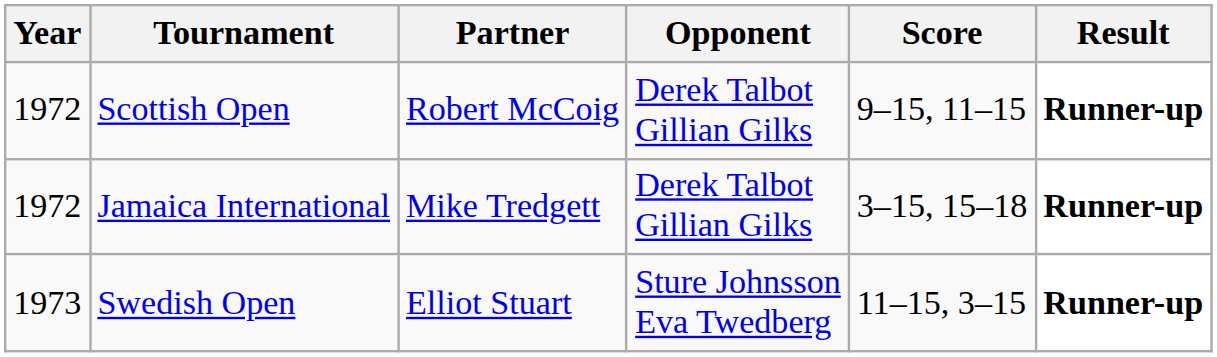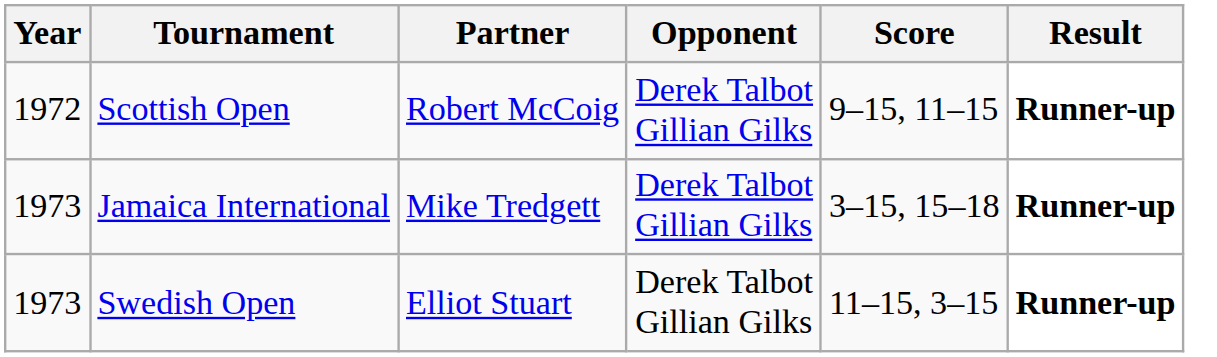(47, 206) 1972 -> (47, 206) 1973
(738, 302) Sture Johnsson Eva Twedberg -> (724, 302) Derek Talbot Gillian Gilks
